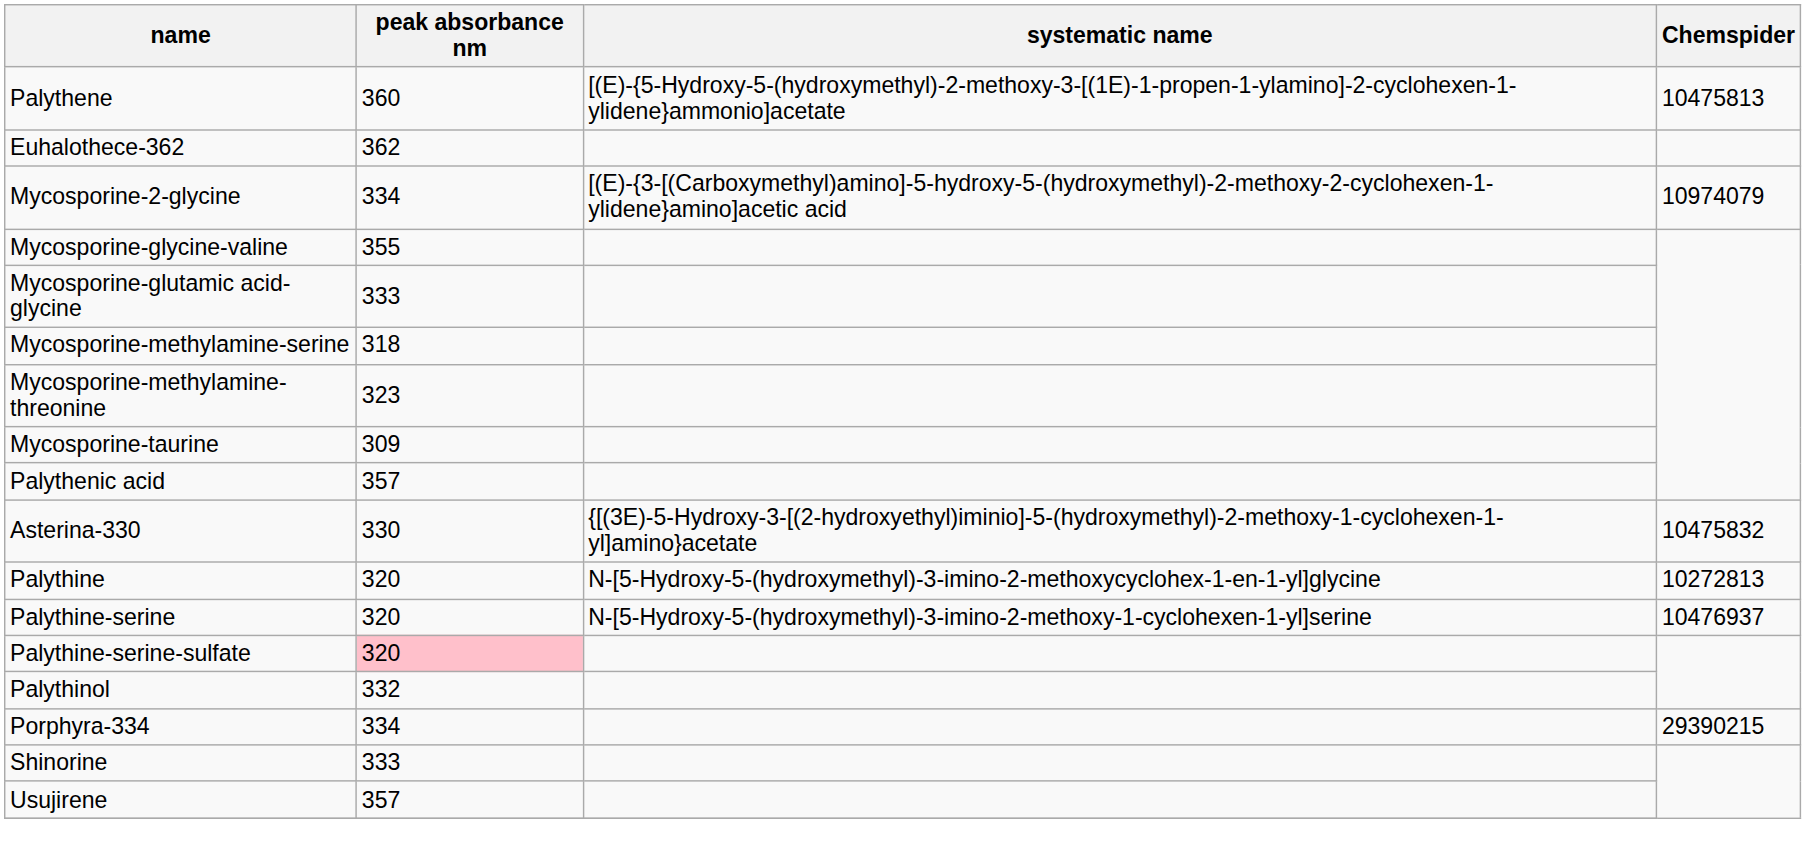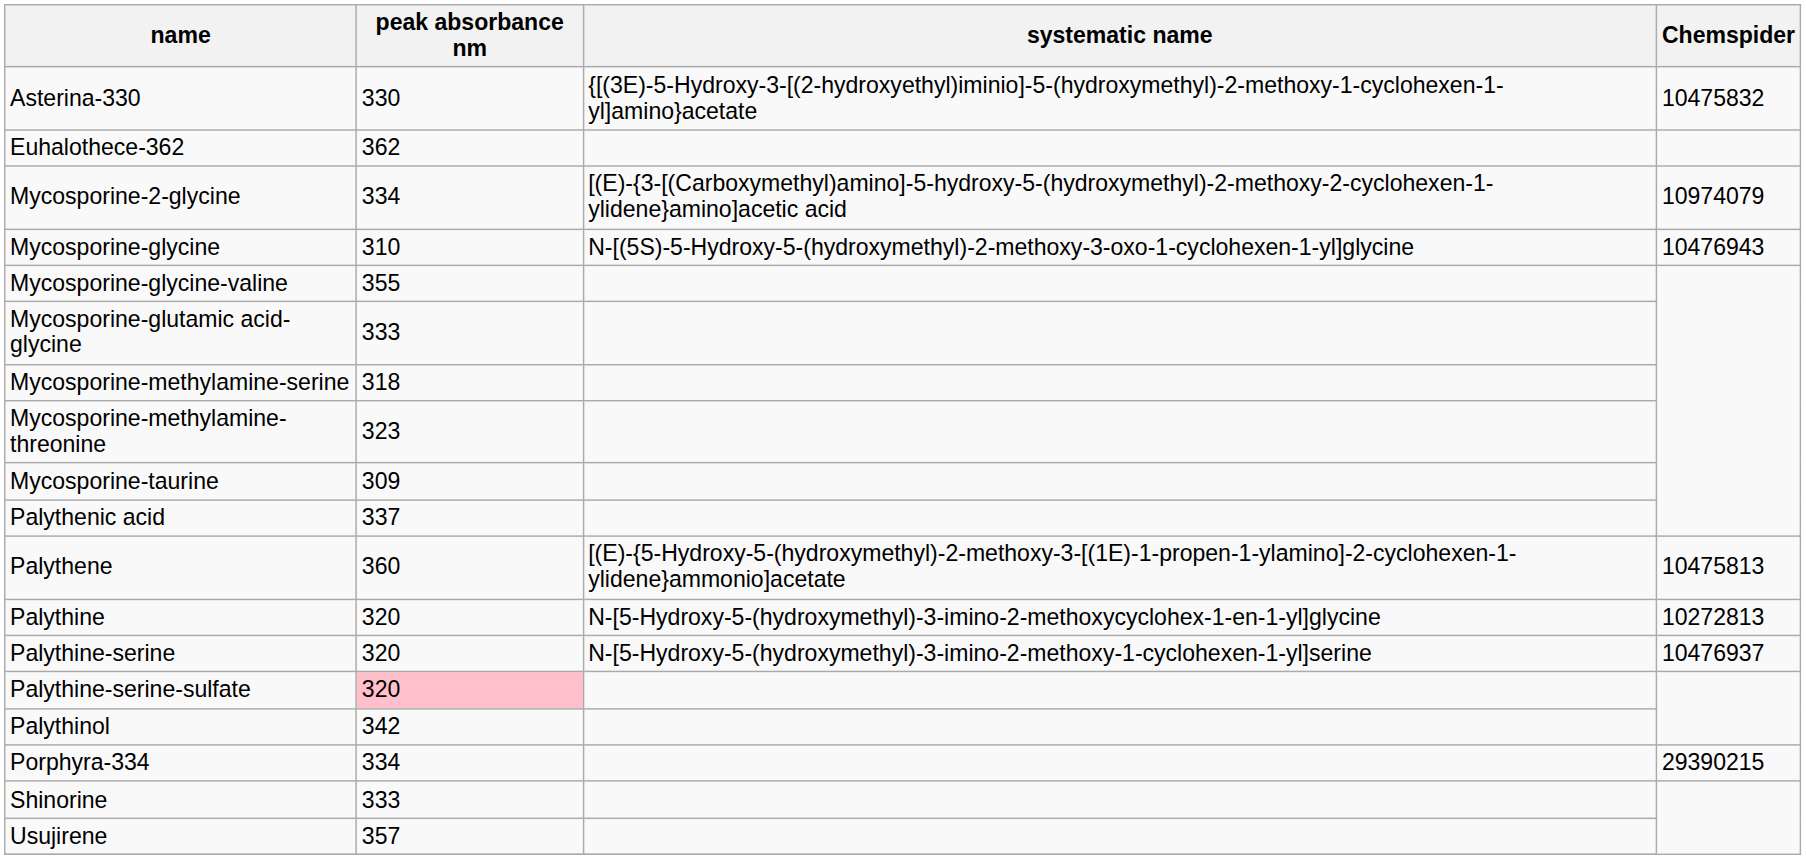rows swapped: (75, 530) <-> (61, 98)
+ row: (115, 246)
(381, 481) 357 -> (381, 517) 337
(381, 689) 332 -> (381, 726) 342
